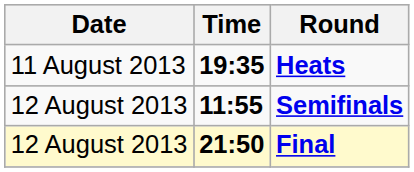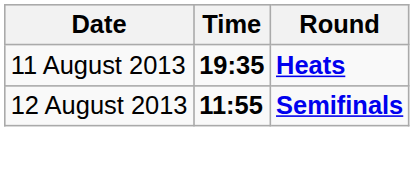- row: (306, 145)
